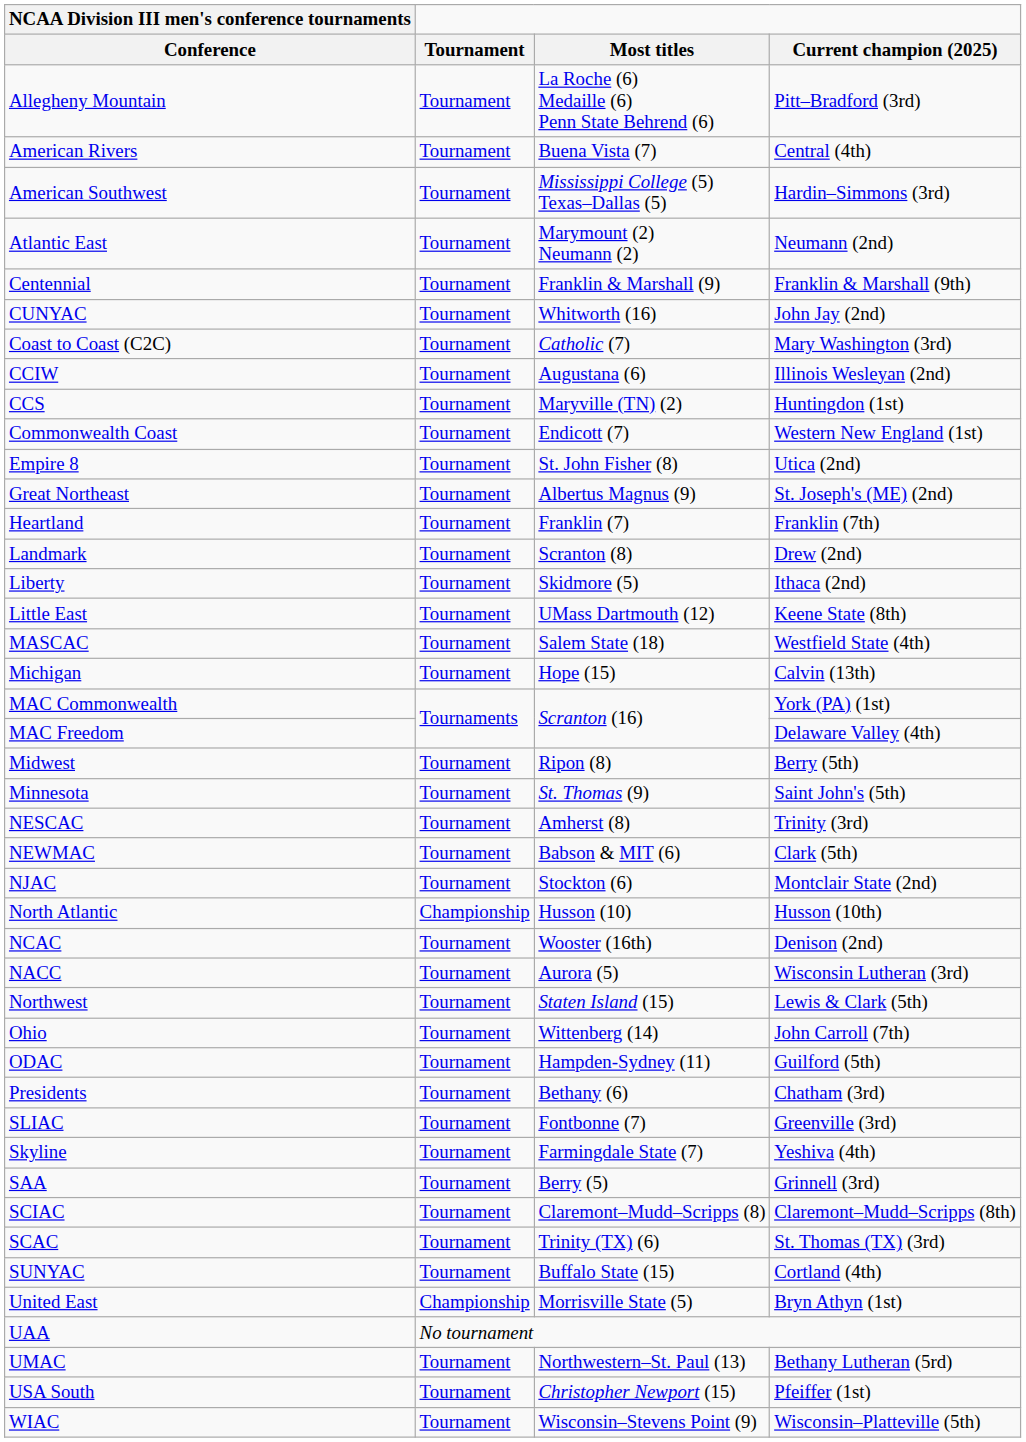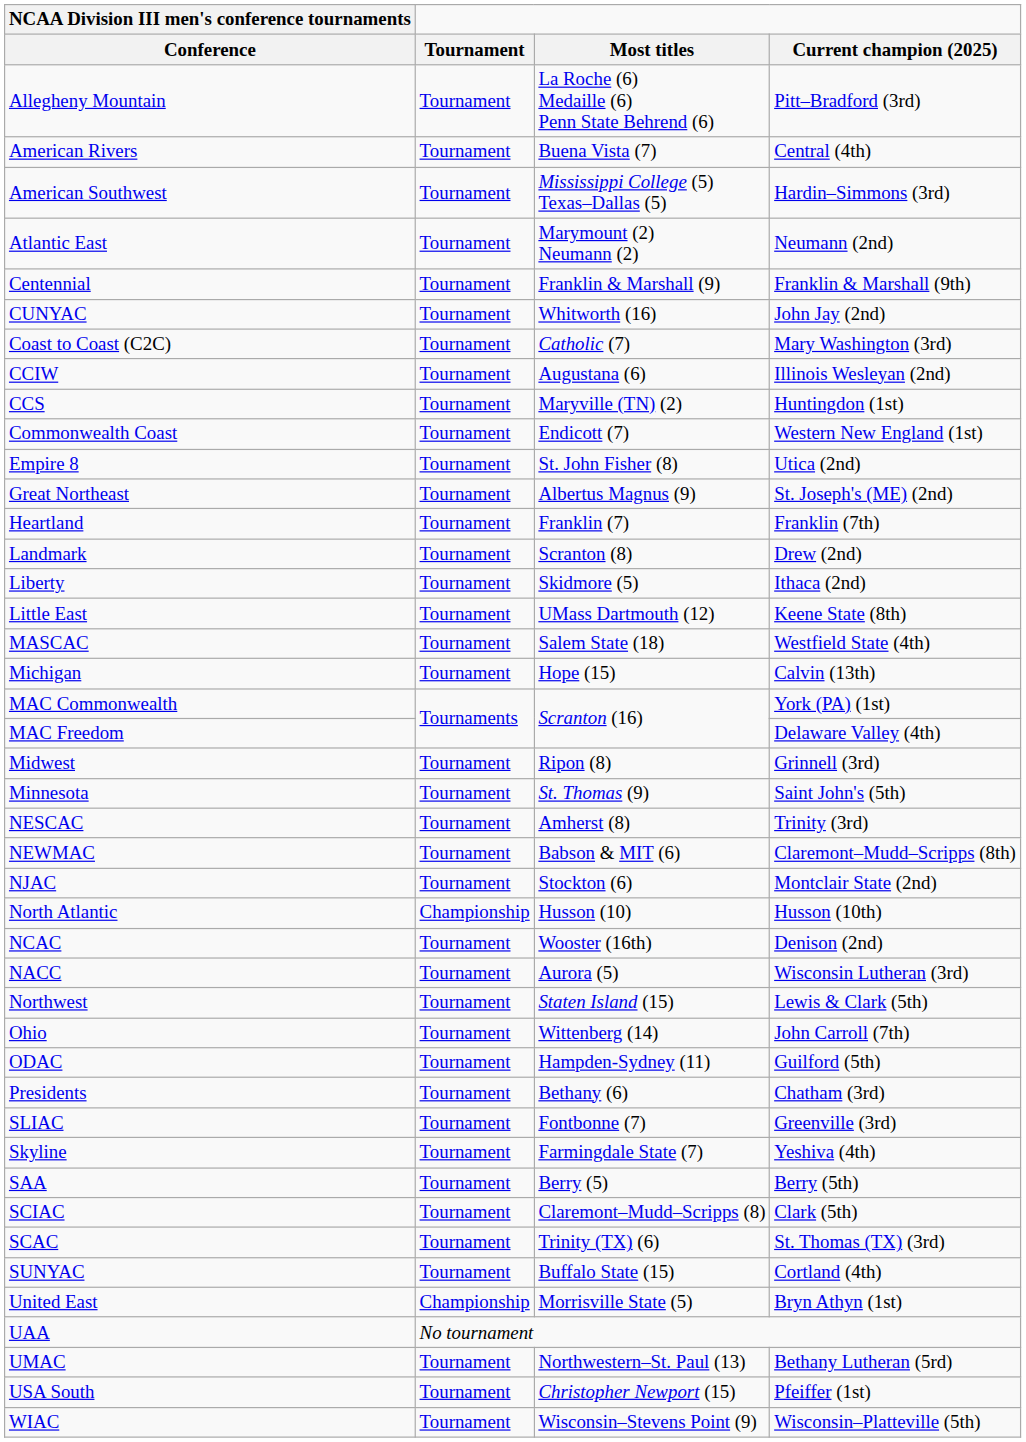(816, 763) Berry (5th) -> (827, 763) Grinnell (3rd)
(816, 852) Clark (5th) -> (895, 852) Claremont–Mudd–Scripps (8th)
(827, 1182) Grinnell (3rd) -> (816, 1182) Berry (5th)
(895, 1212) Claremont–Mudd–Scripps (8th) -> (816, 1212) Clark (5th)
